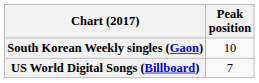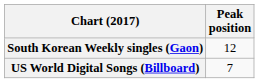(230, 48) 10 -> (230, 48) 12
